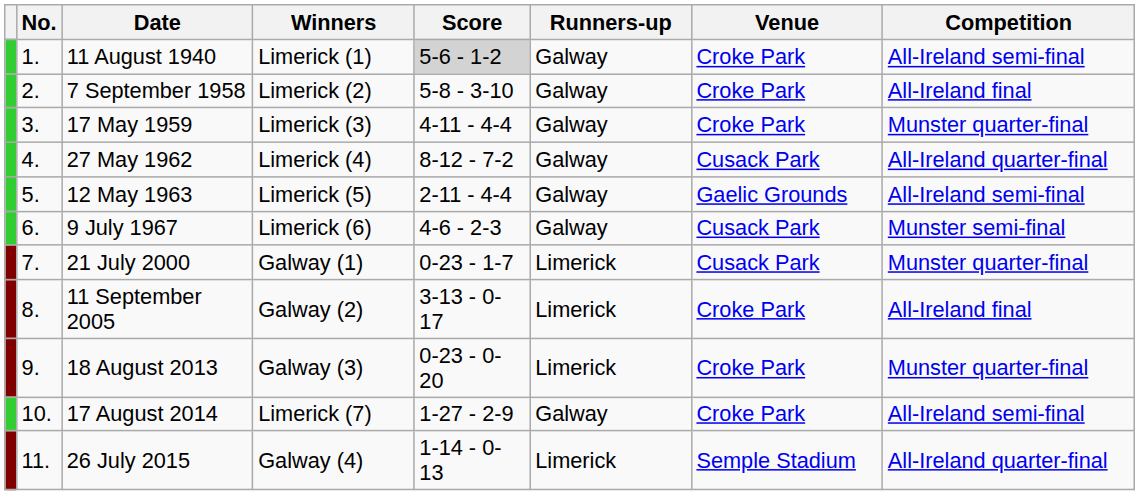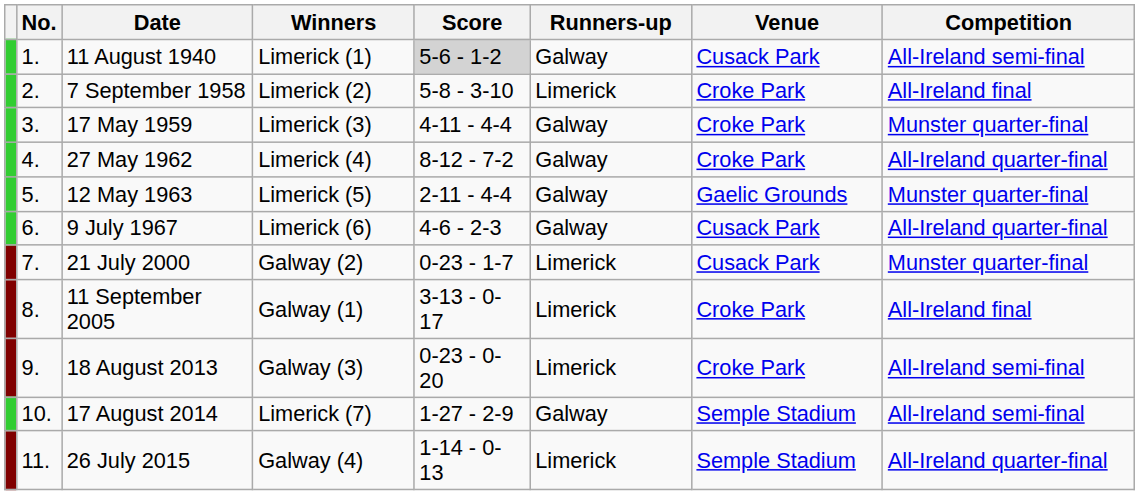(751, 57) Croke Park -> (758, 57) Cusack Park
(571, 91) Galway -> (576, 91) Limerick
(758, 160) Cusack Park -> (751, 160) Croke Park
(986, 194) All-Ireland semi-final -> (988, 194) Munster quarter-final
(977, 228) Munster semi-final -> (998, 228) All-Ireland quarter-final
(311, 263) Galway (1) -> (311, 263) Galway (2)
(311, 309) Galway (2) -> (311, 309) Galway (1)
(988, 368) Munster quarter-final -> (986, 368) All-Ireland semi-final
(751, 414) Croke Park -> (776, 414) Semple Stadium
